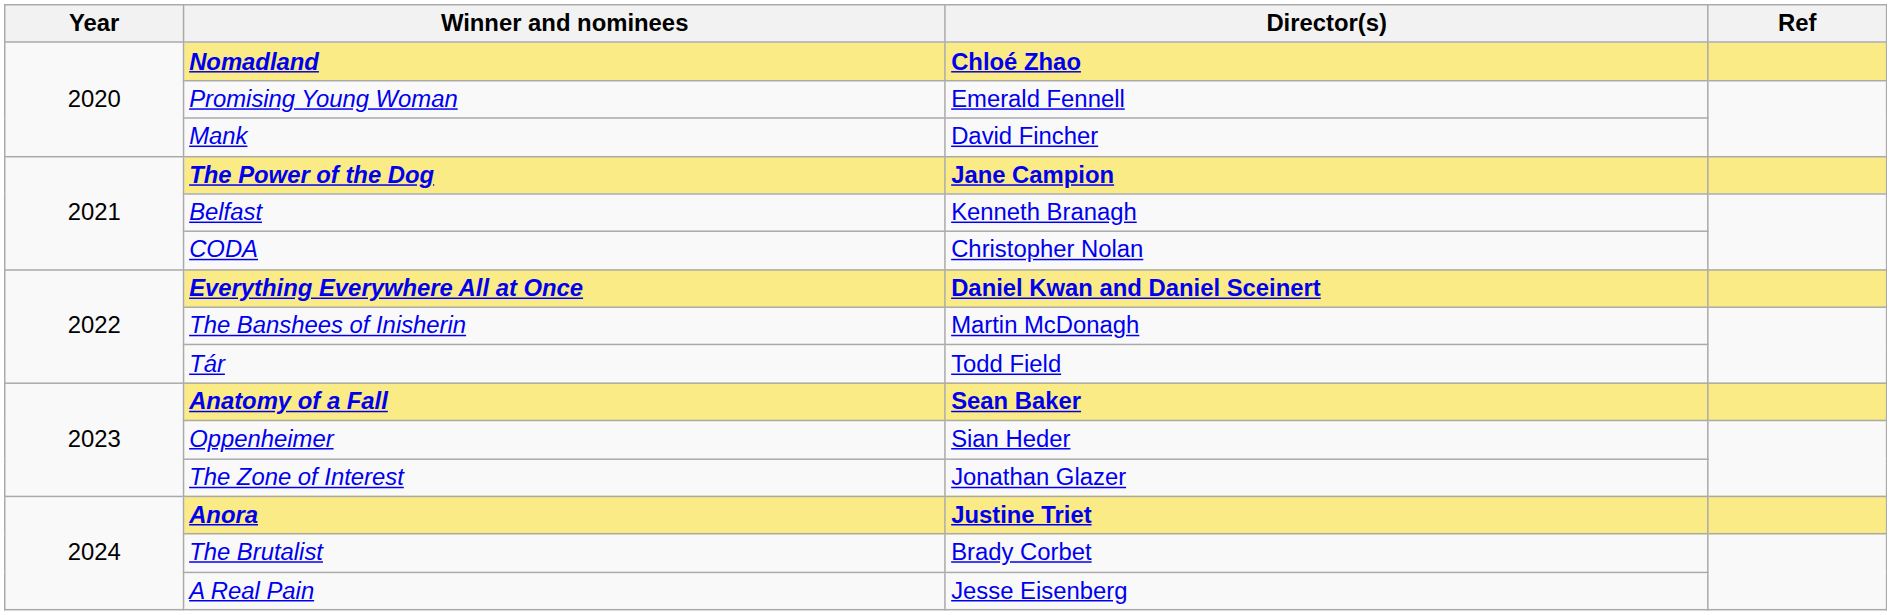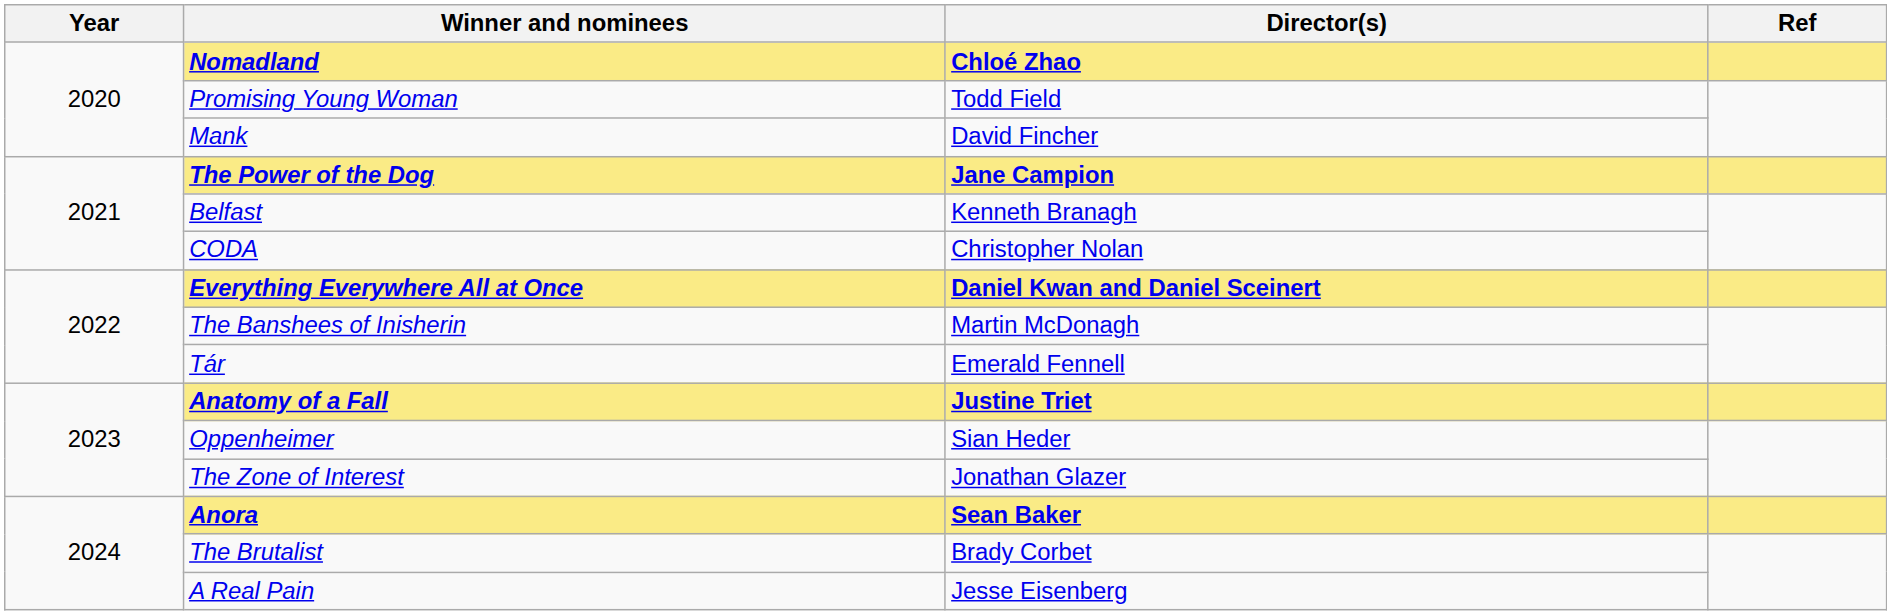(1038, 99) Emerald Fennell -> (1006, 99) Todd Field
(1006, 363) Todd Field -> (1038, 363) Emerald Fennell
(1016, 401) Sean Baker -> (1021, 401) Justine Triet
(1021, 514) Justine Triet -> (1016, 514) Sean Baker
